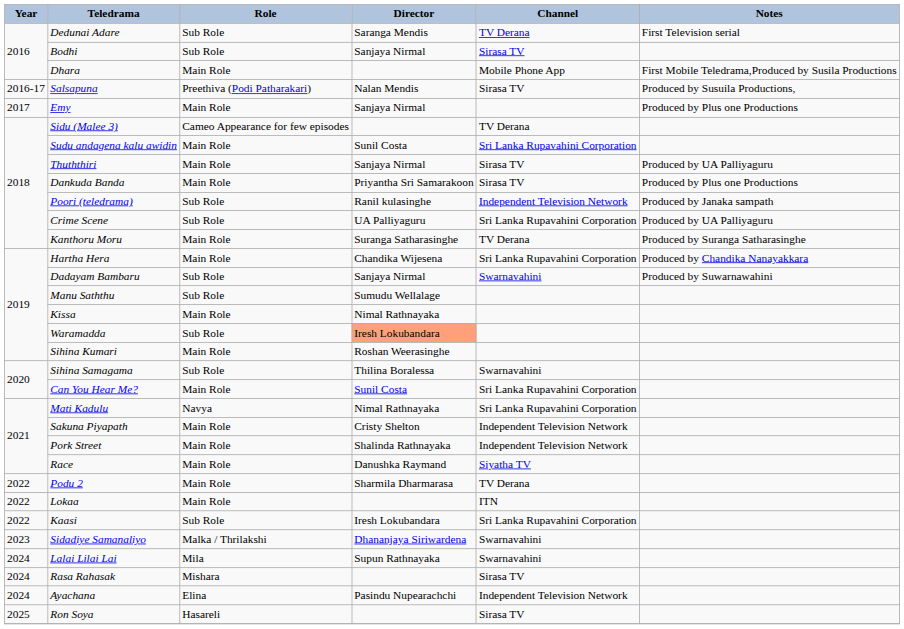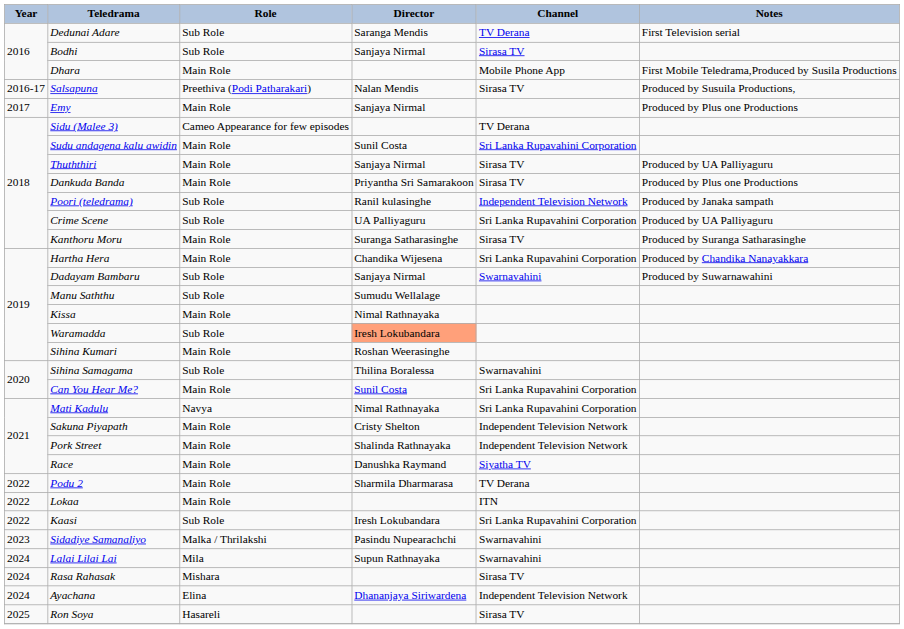(504, 239) TV Derana -> (502, 239) Sirasa TV
(410, 539) Dhananjaya Siriwardena -> (405, 539) Pasindu Nupearachchi
(405, 595) Pasindu Nupearachchi -> (410, 595) Dhananjaya Siriwardena
